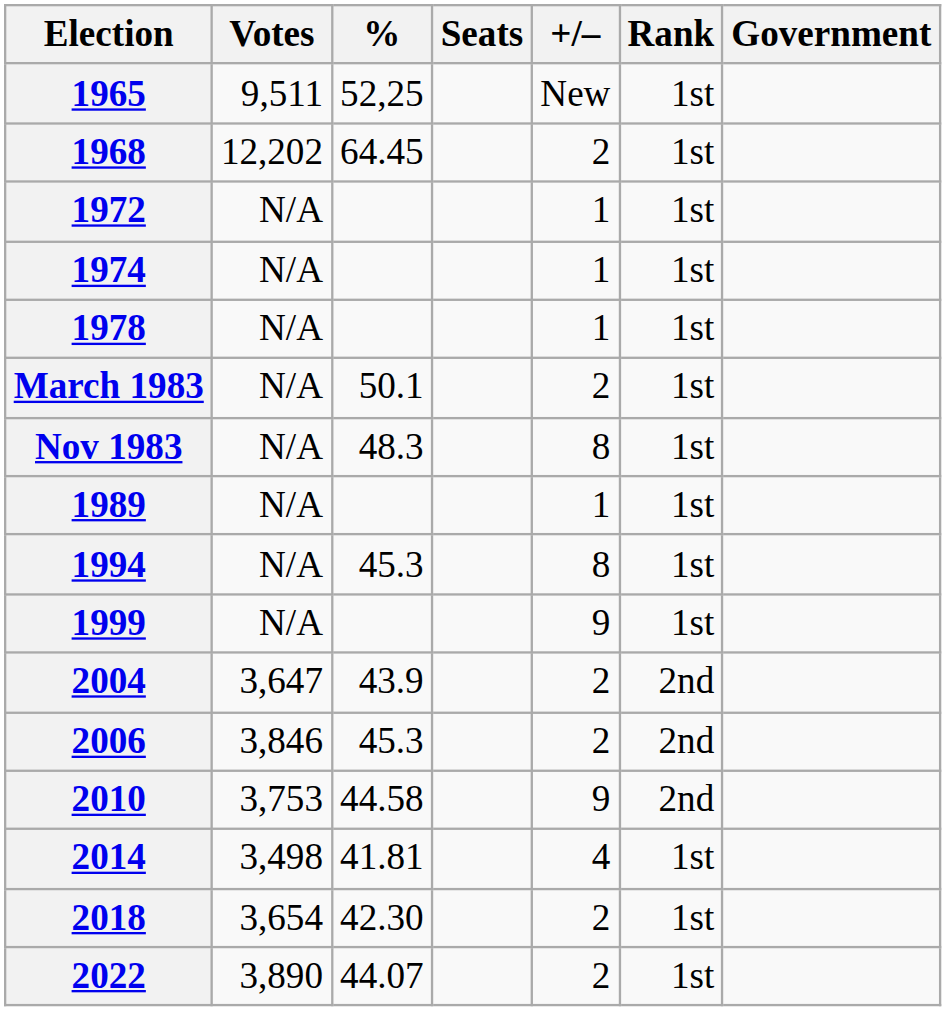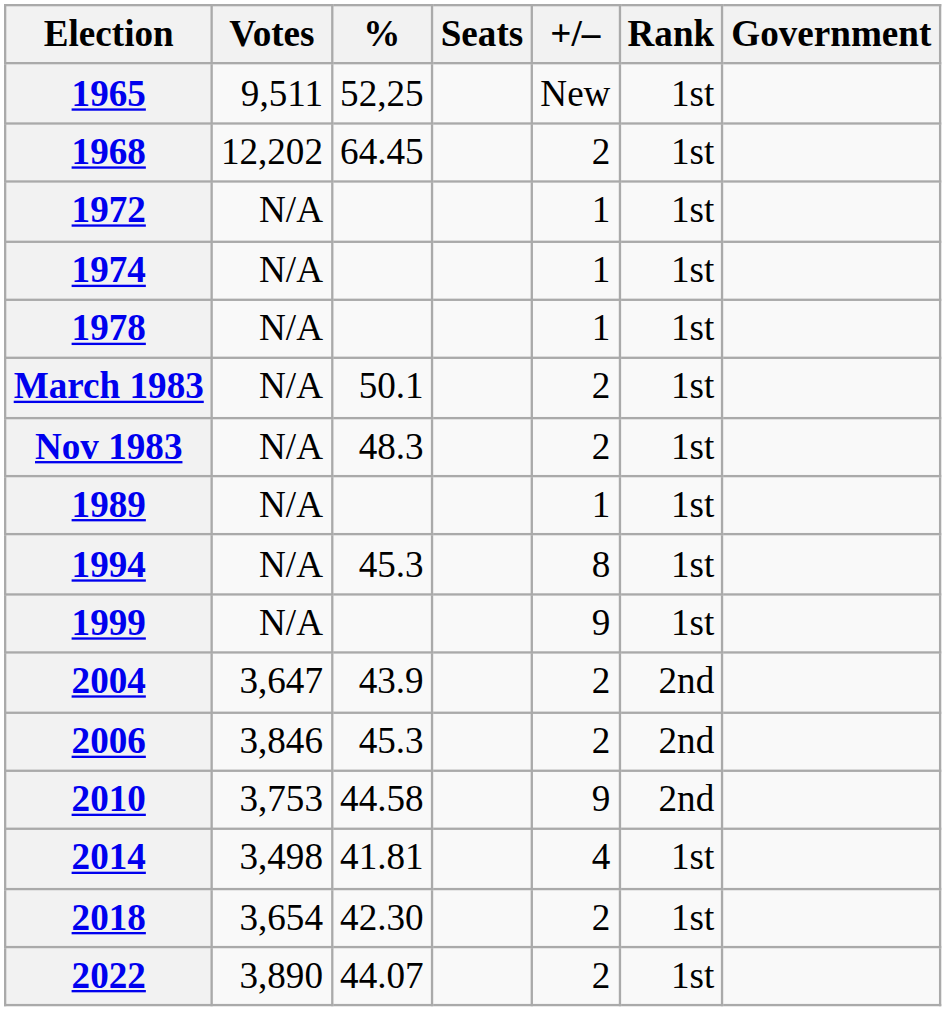(601, 446) 8 -> (601, 446) 2
